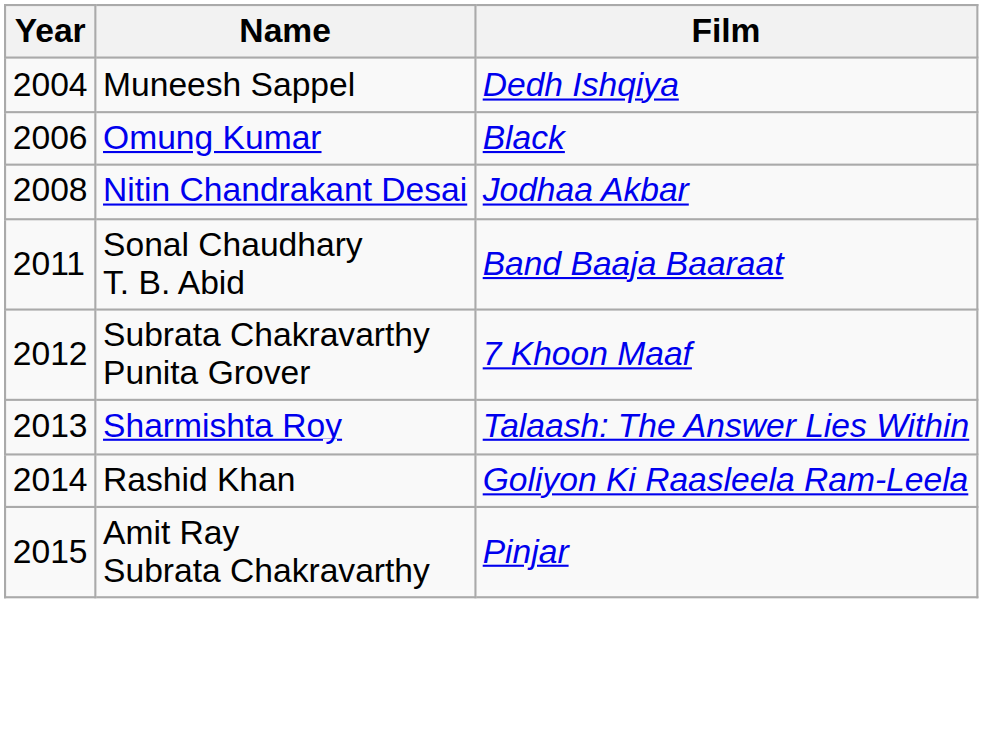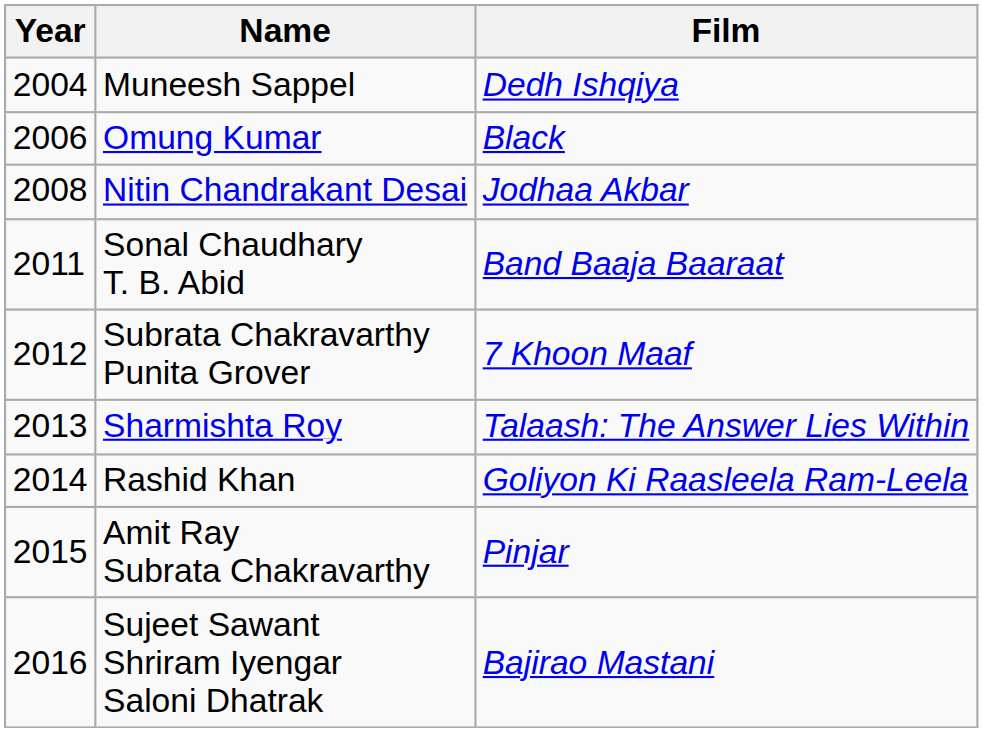+ row: (223, 661)
